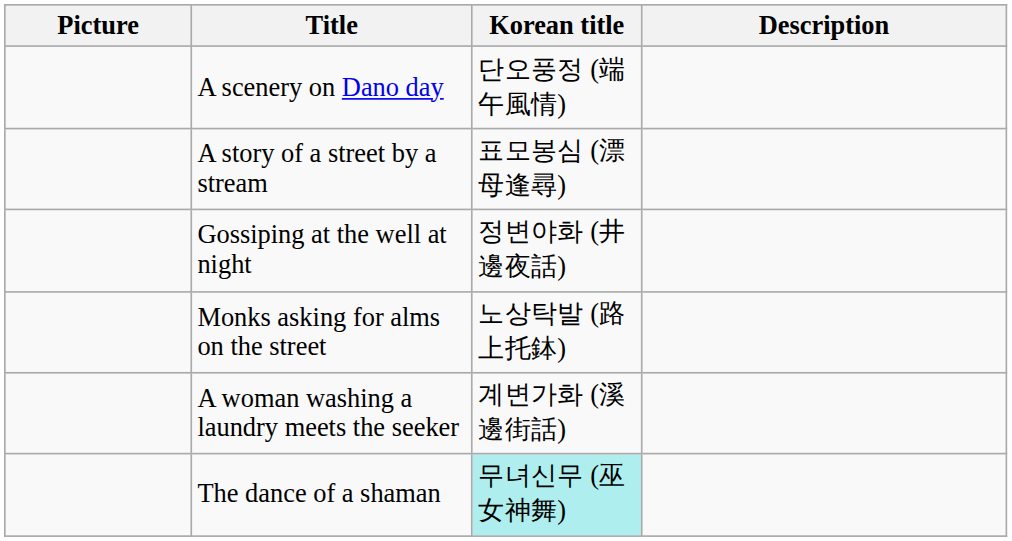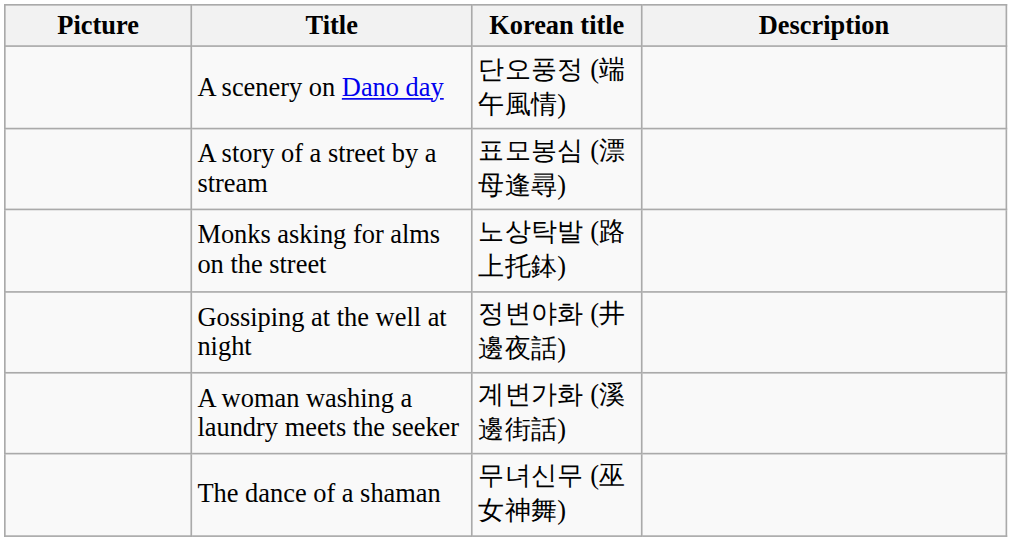rows swapped: (322, 250) <-> (319, 331)
(552, 493) paleturquoise background -> (552, 493) no background
